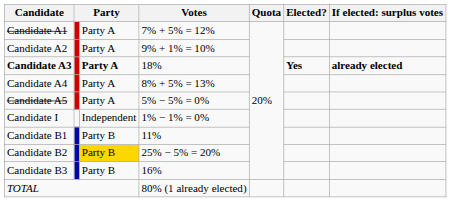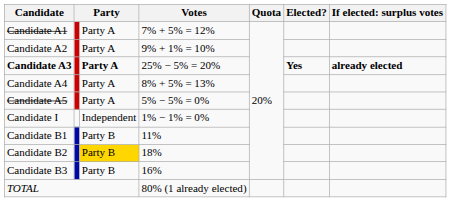(152, 65) 18% -> (181, 65) 25% − 5% = 20%
(181, 153) 25% − 5% = 20% -> (152, 153) 18%
